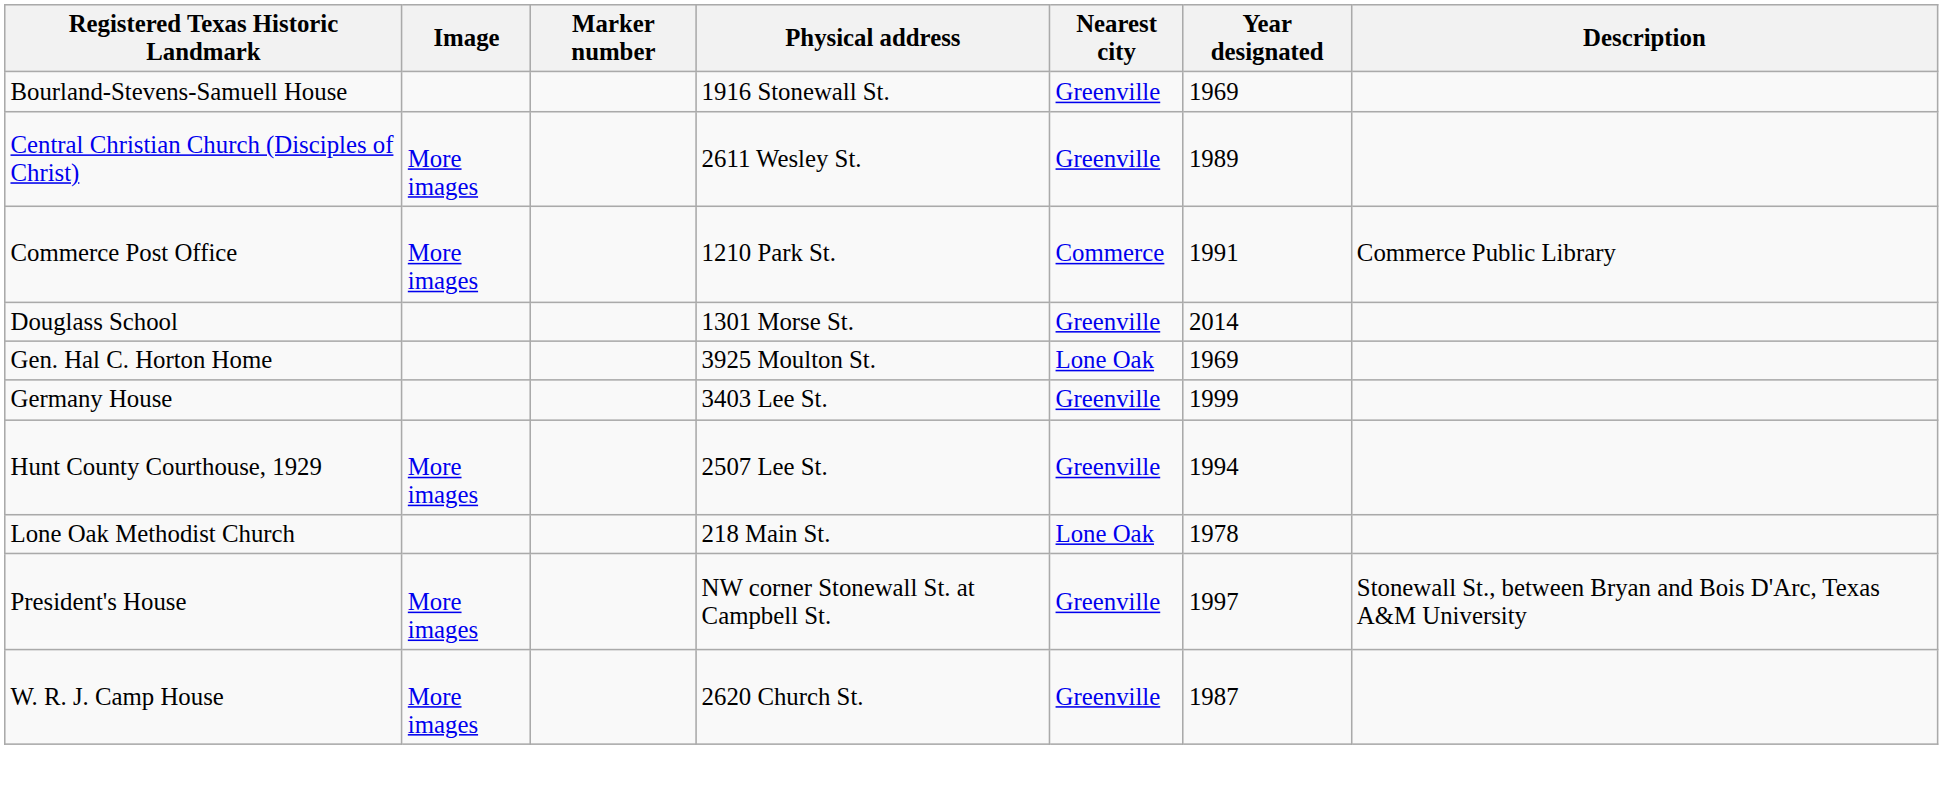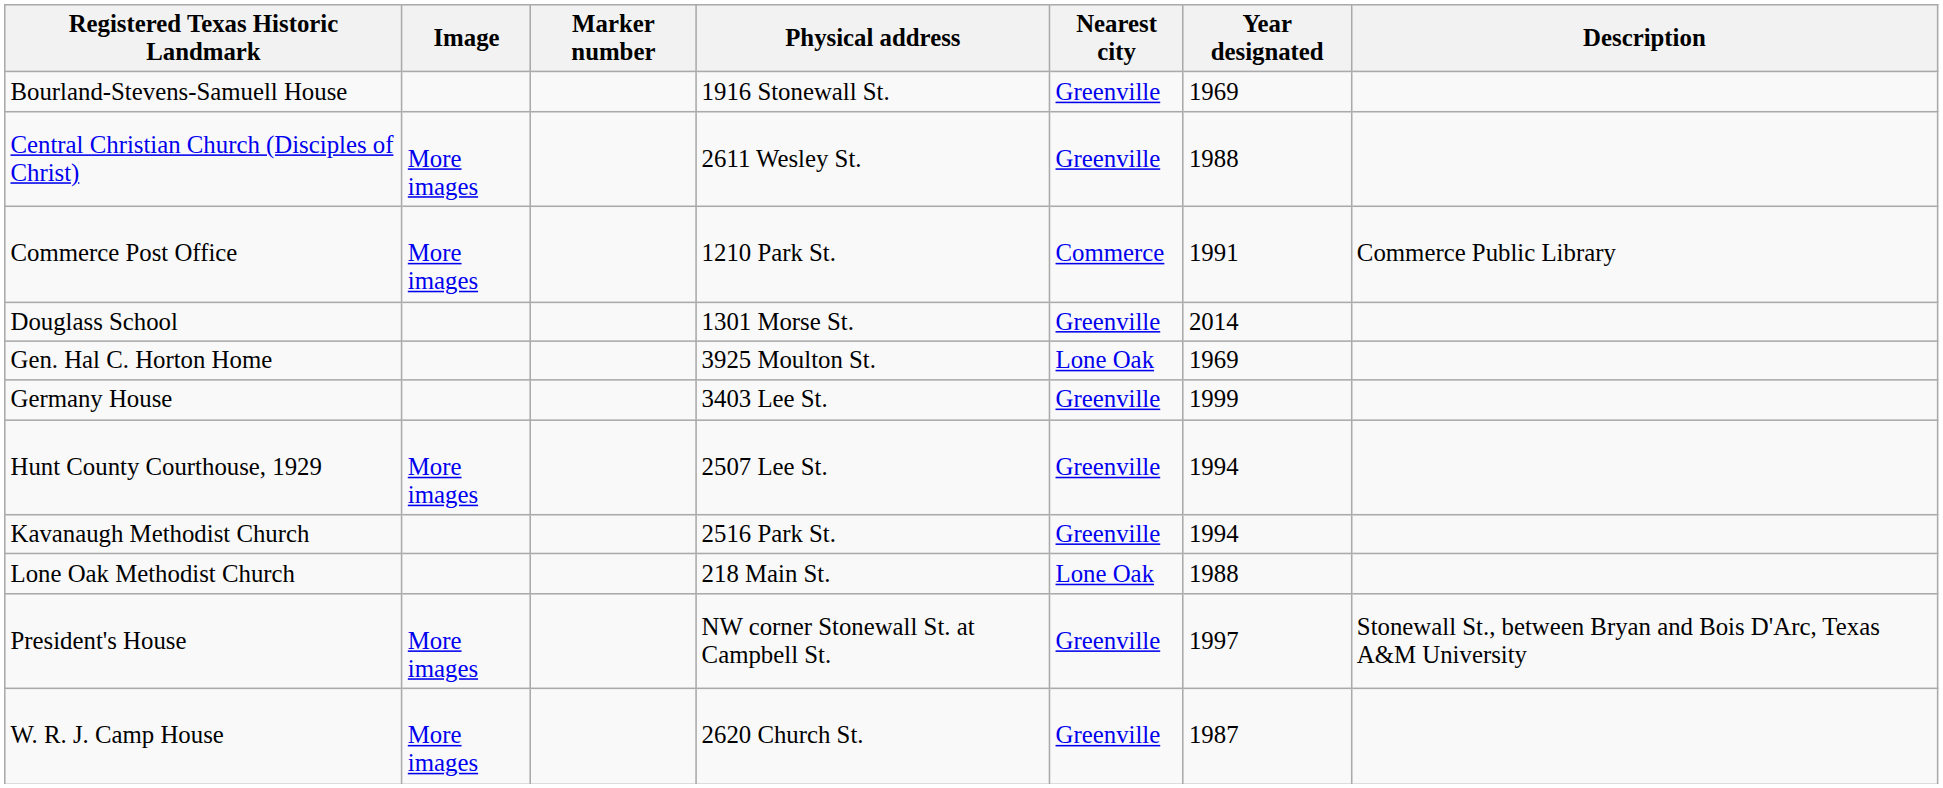(1214, 158) 1989 -> (1214, 158) 1988
+ row: (160, 534)
(1214, 534) 1978 -> (1214, 573) 1988
